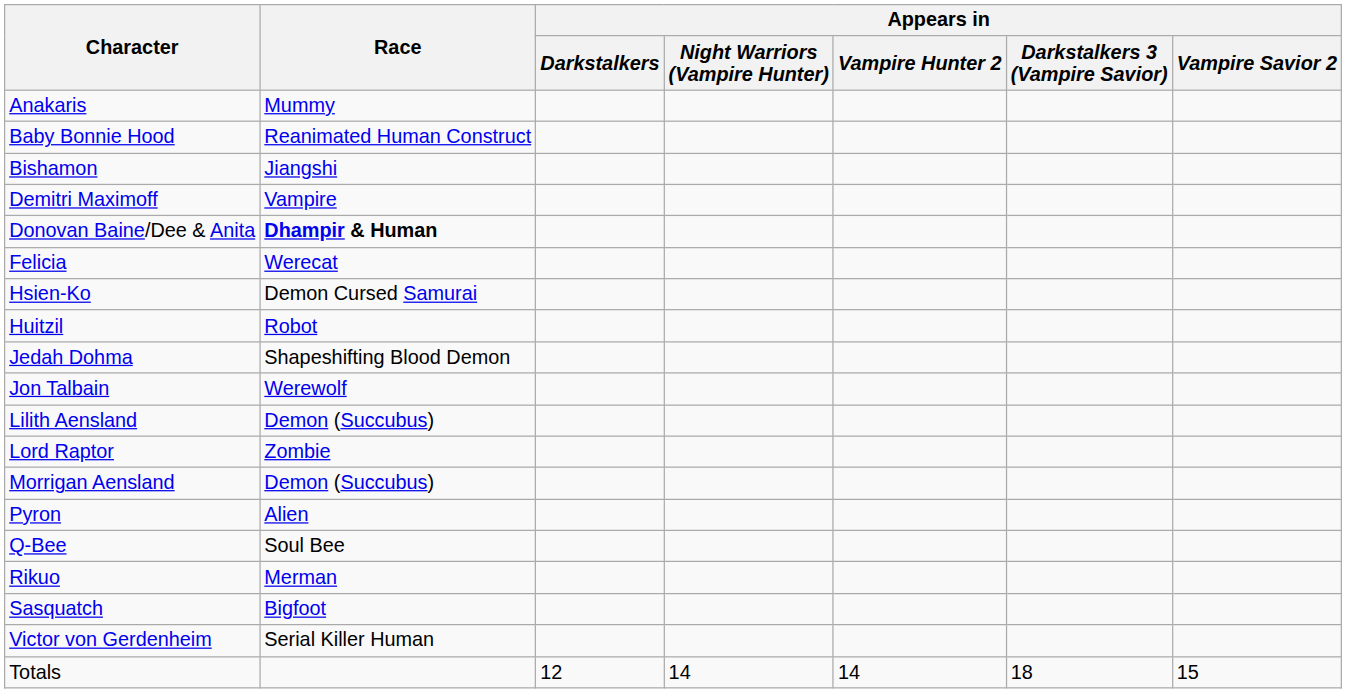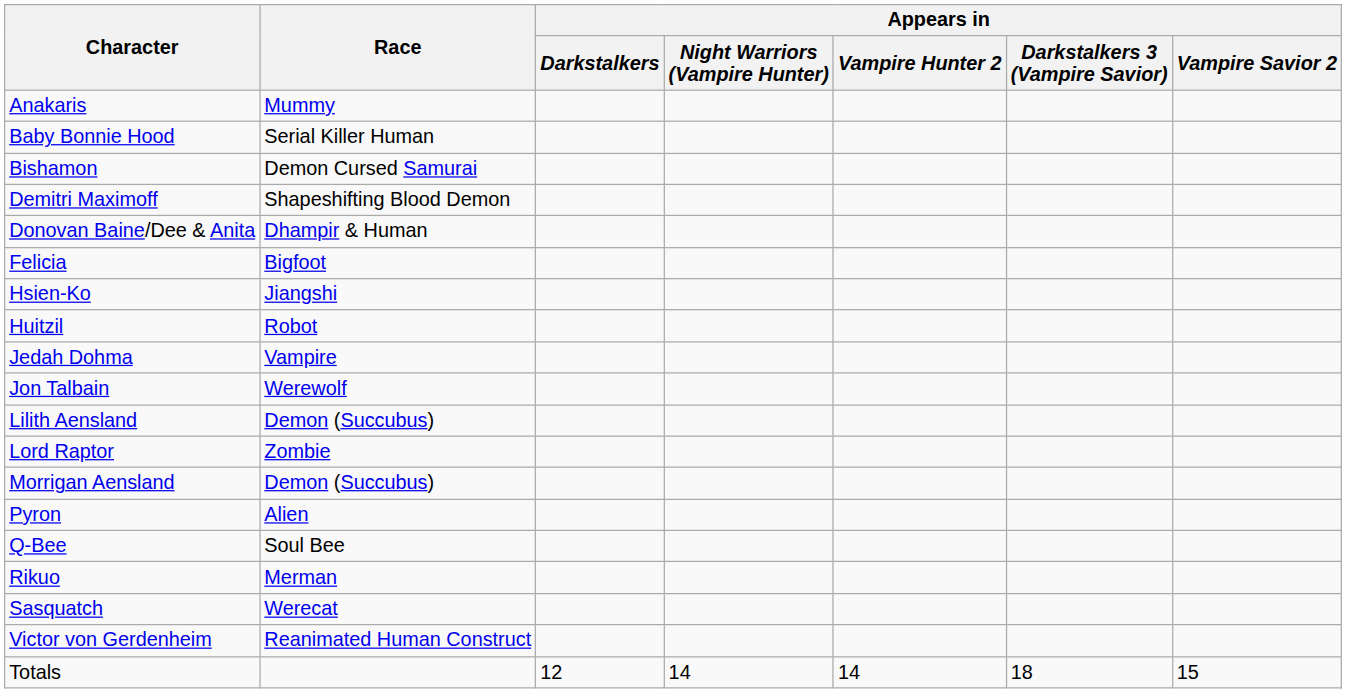(398, 136) Reanimated Human Construct -> (349, 136) Serial Killer Human
(301, 168) Jiangshi -> (371, 168) Demon Cursed Samurai
(301, 199) Vampire -> (387, 199) Shapeshifting Blood Demon
(351, 231) bold -> (346, 231) normal
(301, 262) Werecat -> (295, 262) Bigfoot
(371, 294) Demon Cursed Samurai -> (301, 294) Jiangshi
(387, 357) Shapeshifting Blood Demon -> (301, 357) Vampire
(295, 608) Bigfoot -> (301, 608) Werecat
(349, 640) Serial Killer Human -> (398, 640) Reanimated Human Construct
